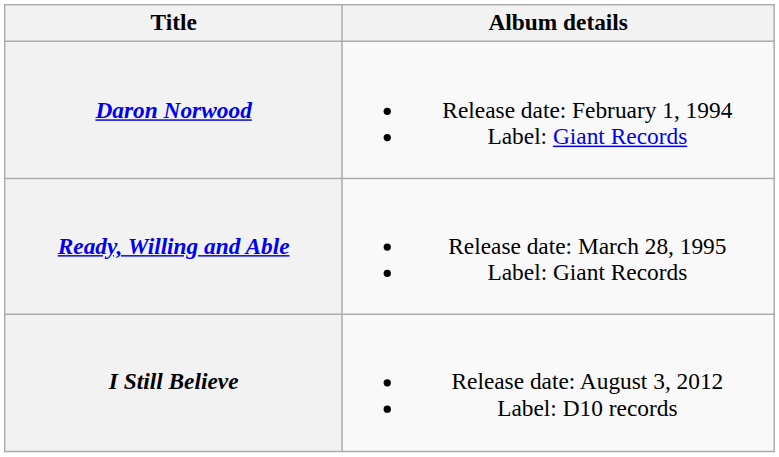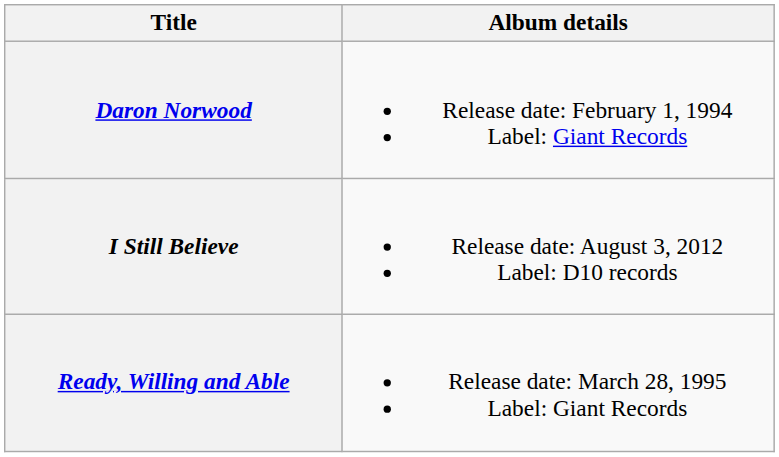rows swapped: (174, 246) <-> (174, 382)
